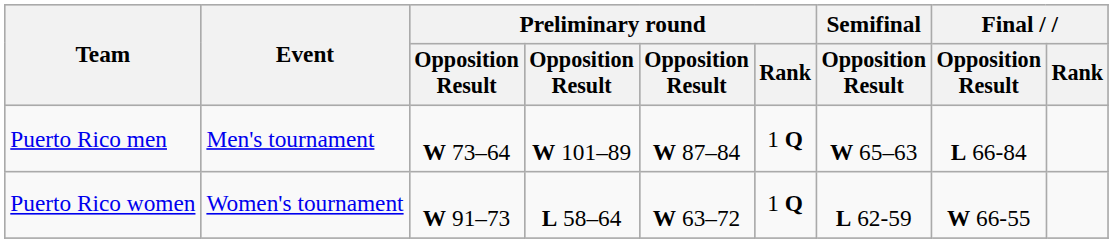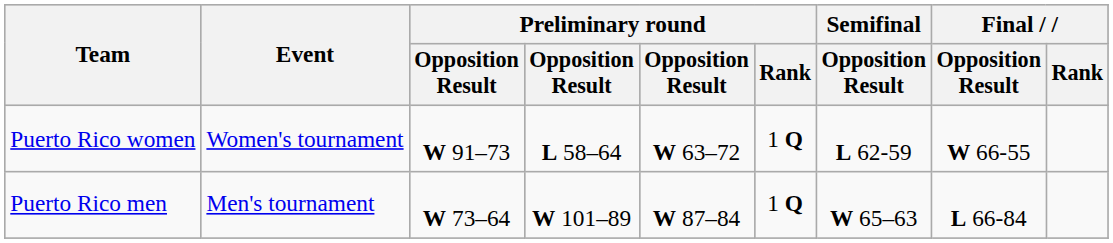rows swapped: (89, 138) <-> (103, 204)
